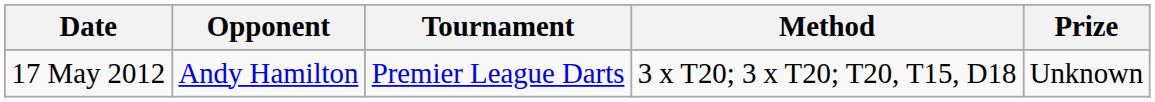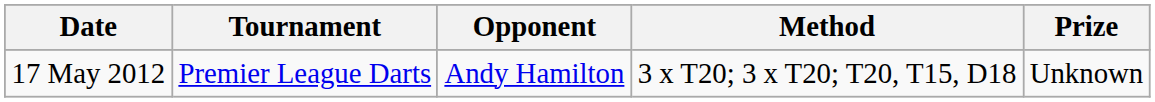columns swapped: (268, 27) <-> (498, 27)
